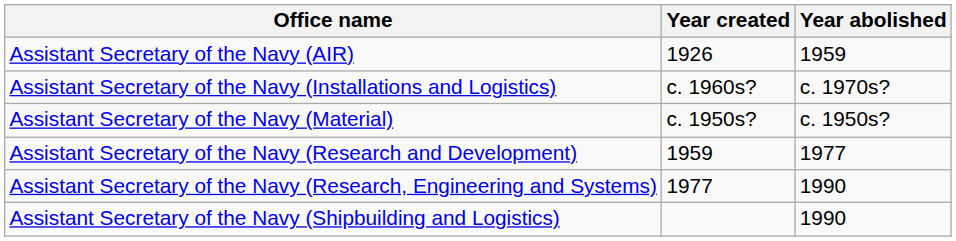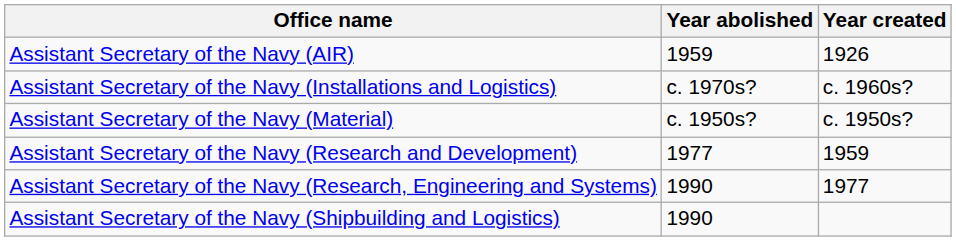columns swapped: (728, 20) <-> (873, 20)
